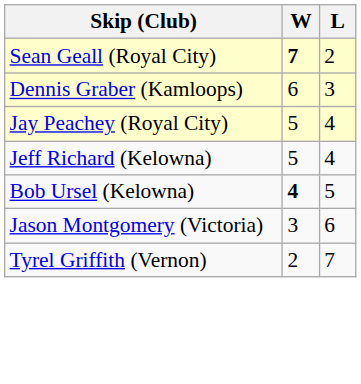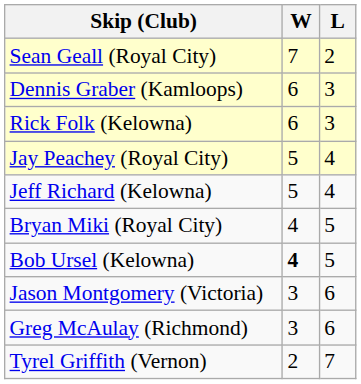(293, 55) bold -> (293, 55) normal
+ row: (101, 123)
+ row: (116, 225)
+ row: (129, 327)
